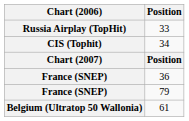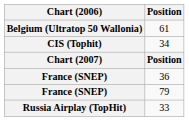rows swapped: (164, 108) <-> (164, 28)
